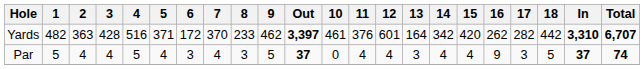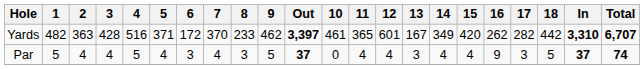(362, 34) 376 -> (362, 34) 365
(416, 34) 164 -> (416, 34) 167
(443, 34) 342 -> (443, 34) 349
